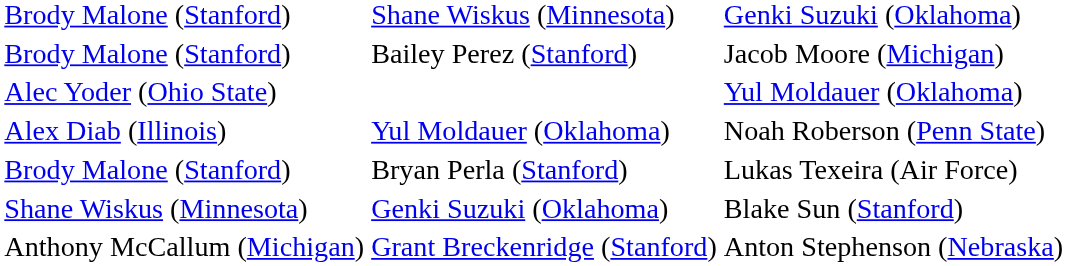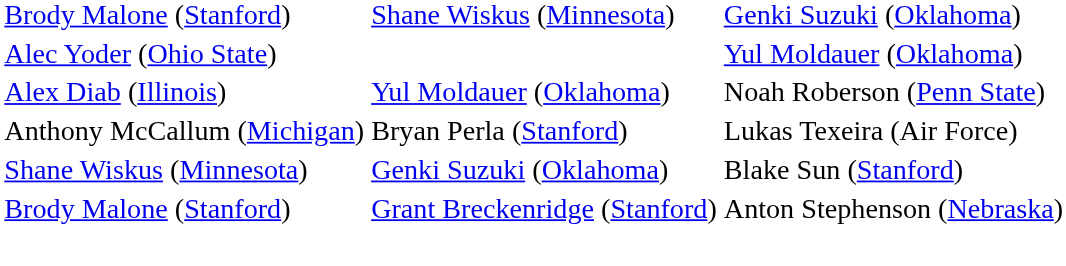- row: (504, 53)
(147, 169) Brody Malone (Stanford) -> (184, 130) Anthony McCallum (Michigan)
(184, 247) Anthony McCallum (Michigan) -> (147, 208) Brody Malone (Stanford)
